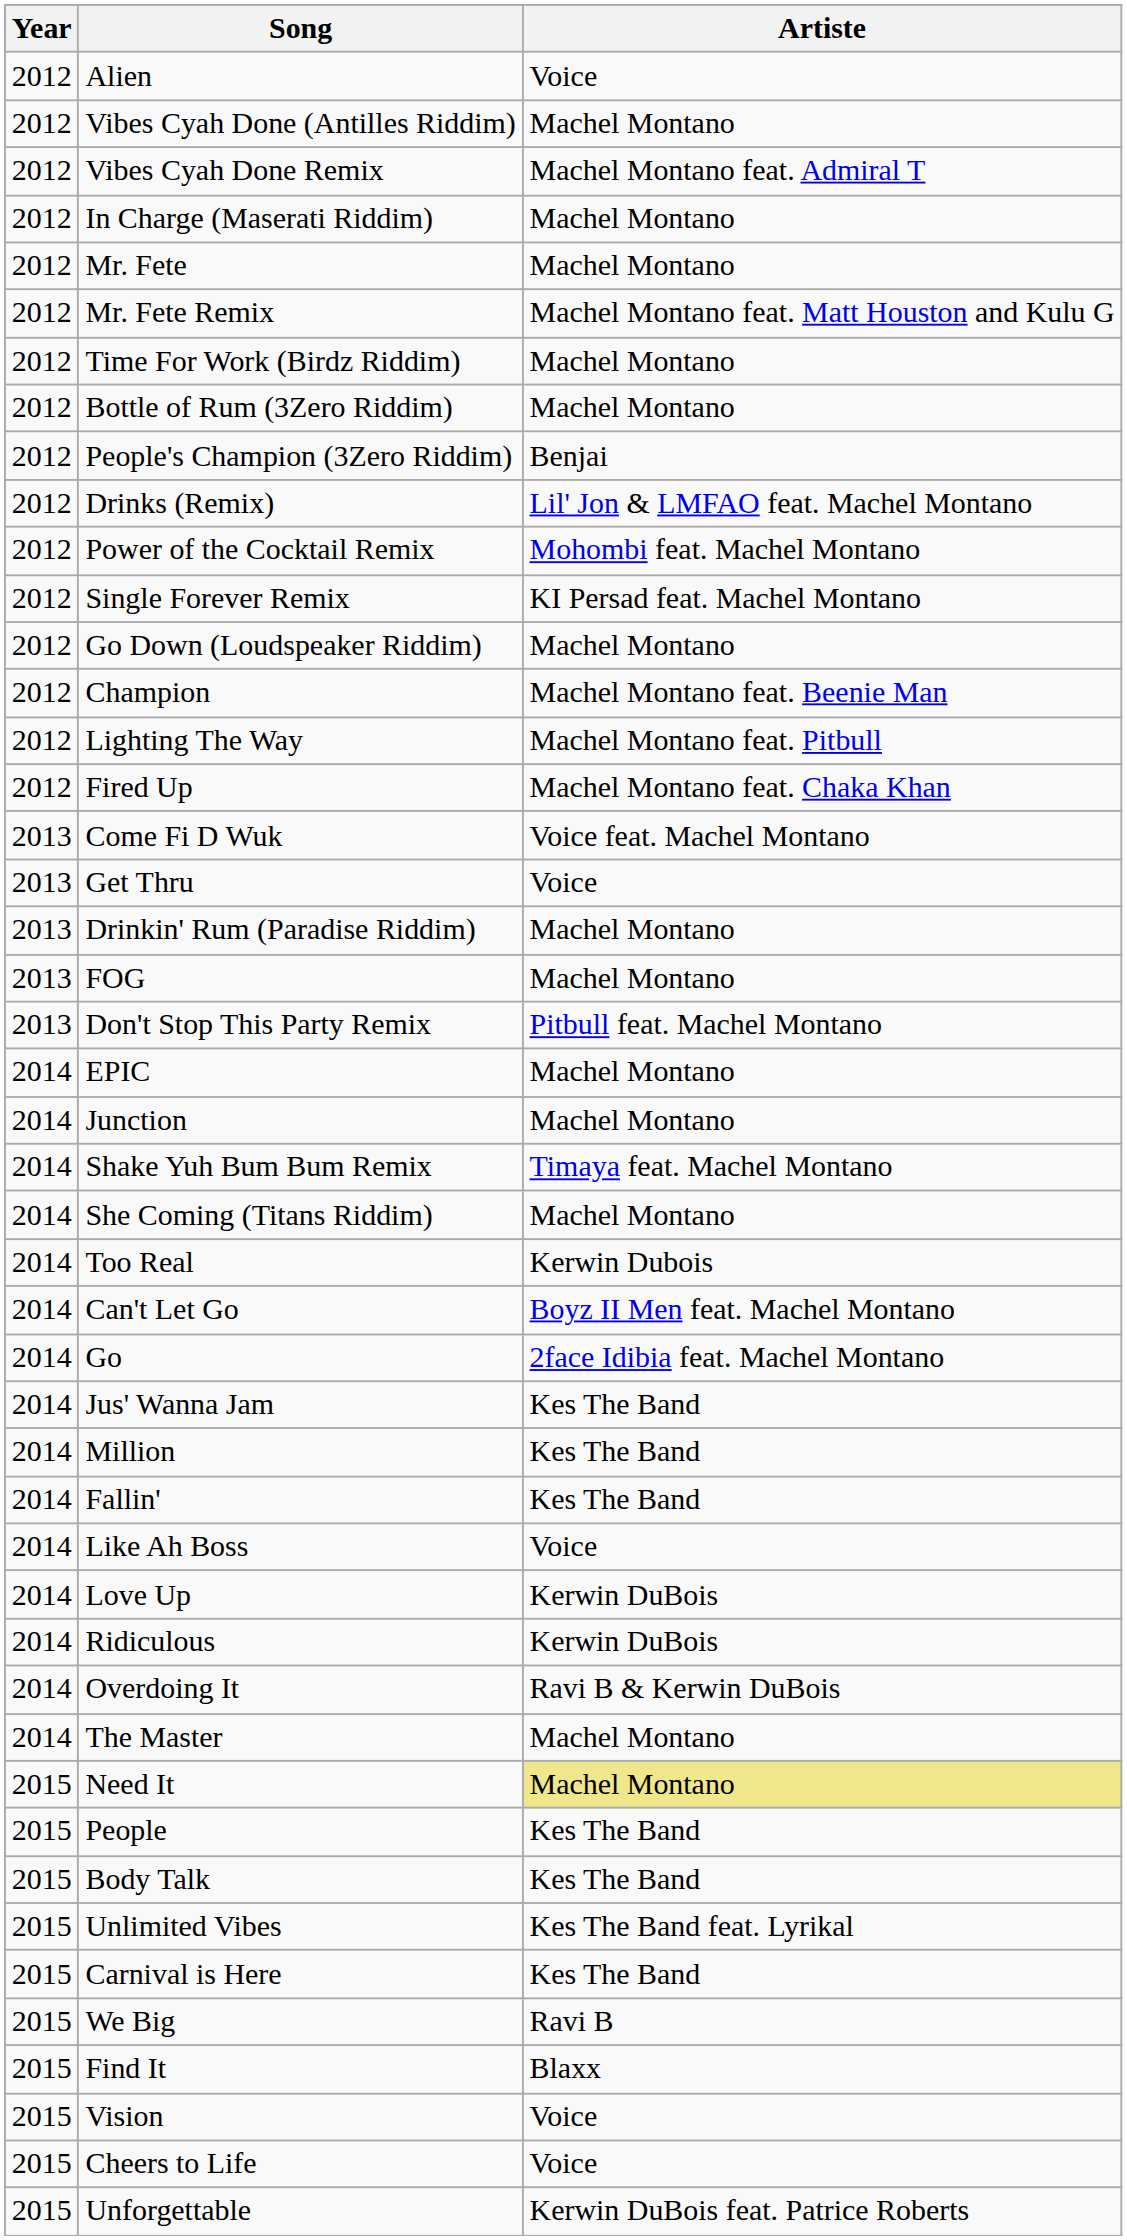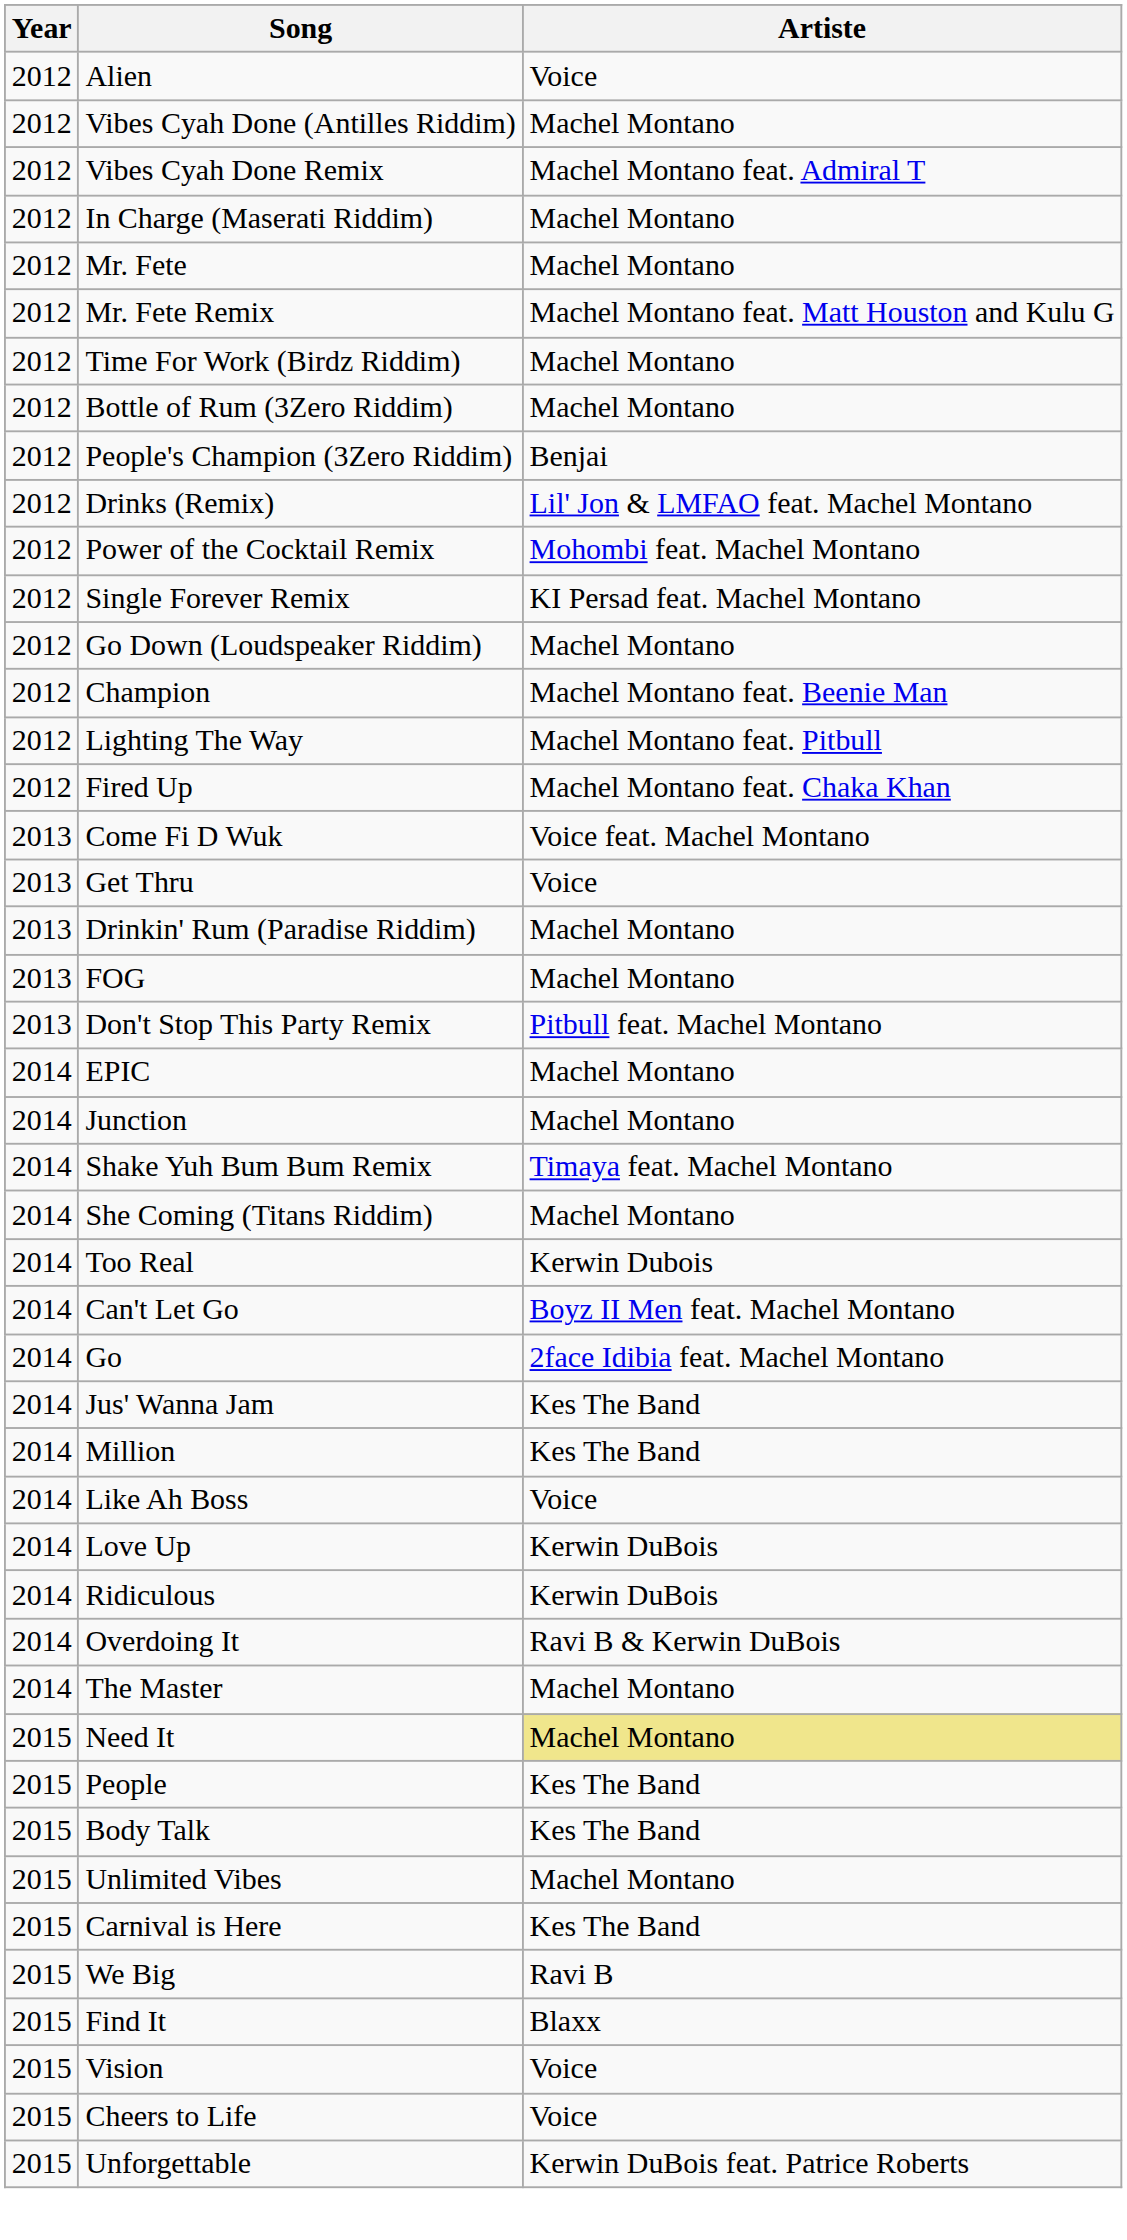- row: (123, 1499)
(692, 1926) Kes The Band feat. Lyrikal -> (632, 1878) Machel Montano
